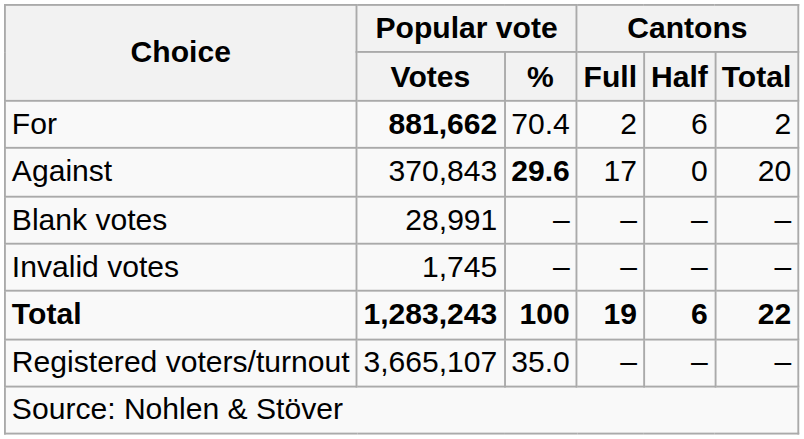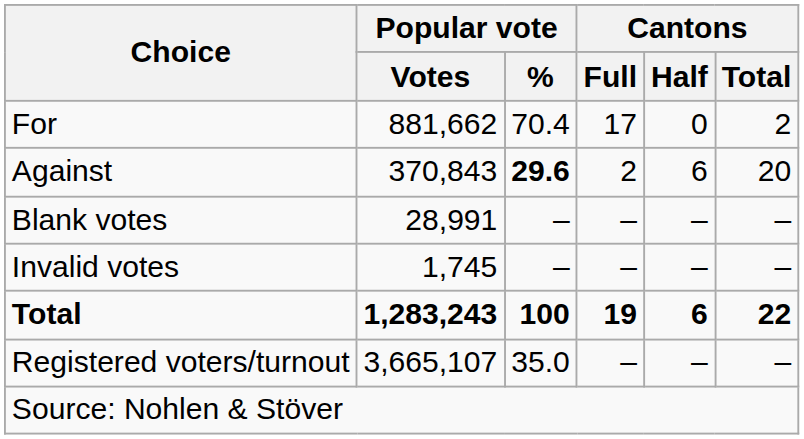(443, 123) bold -> (443, 123) normal
(629, 123) 2 -> (620, 123) 17
(699, 123) 6 -> (699, 123) 0
(620, 171) 17 -> (629, 171) 2
(699, 171) 0 -> (699, 171) 6
